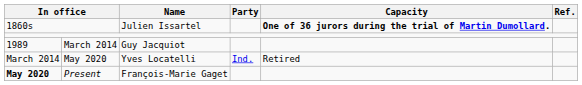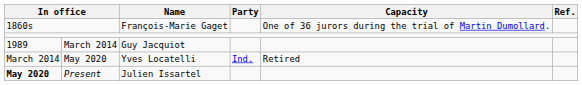(161, 26) Julien Issartel -> (175, 26) François-Marie Gaget
(407, 26) bold -> (407, 26) normal
(175, 73) François-Marie Gaget -> (161, 73) Julien Issartel
